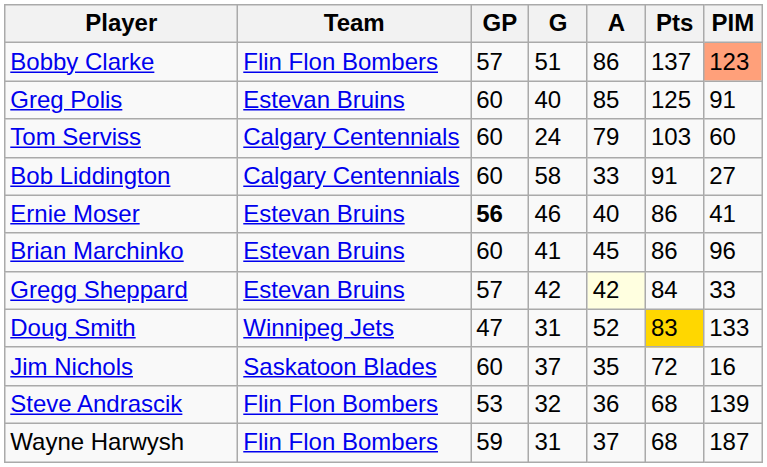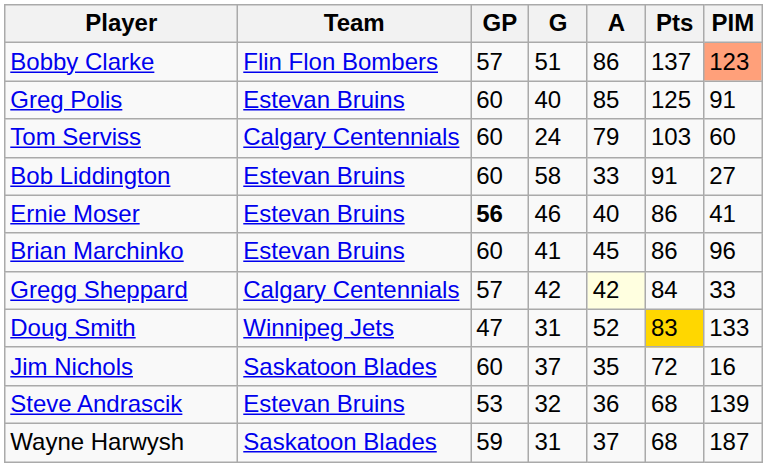(351, 175) Calgary Centennials -> (324, 175) Estevan Bruins
(324, 289) Estevan Bruins -> (351, 289) Calgary Centennials
(341, 404) Flin Flon Bombers -> (324, 404) Estevan Bruins
(341, 442) Flin Flon Bombers -> (340, 442) Saskatoon Blades
